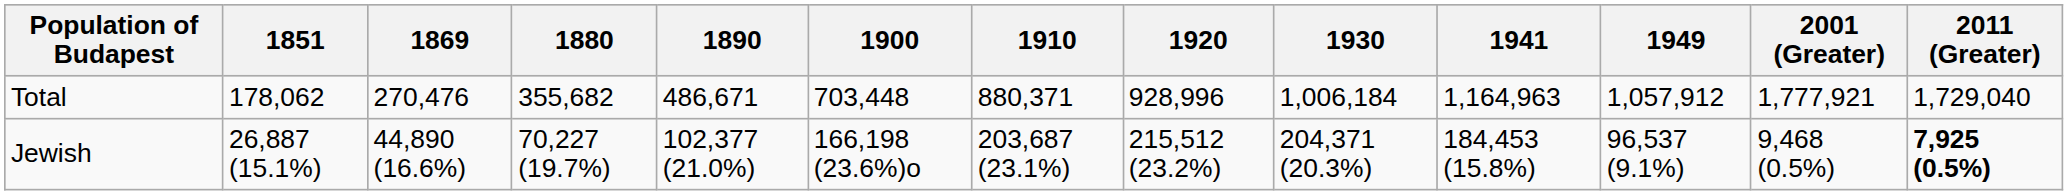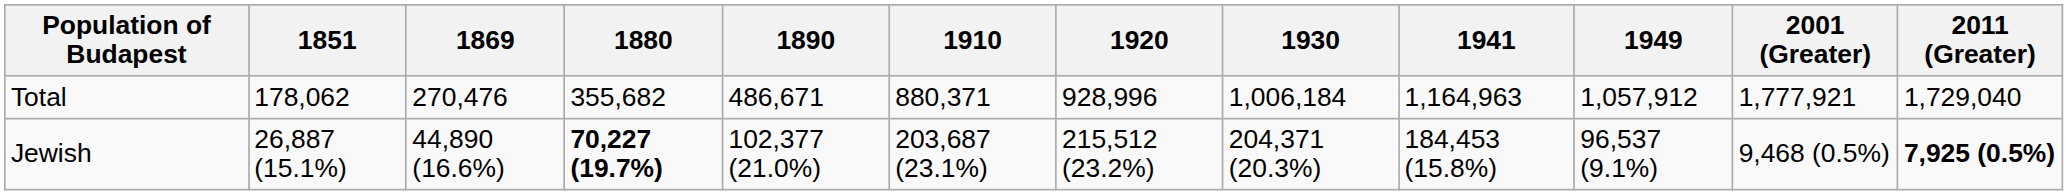- column: (890, 40)
(564, 153) normal -> (617, 153) bold
